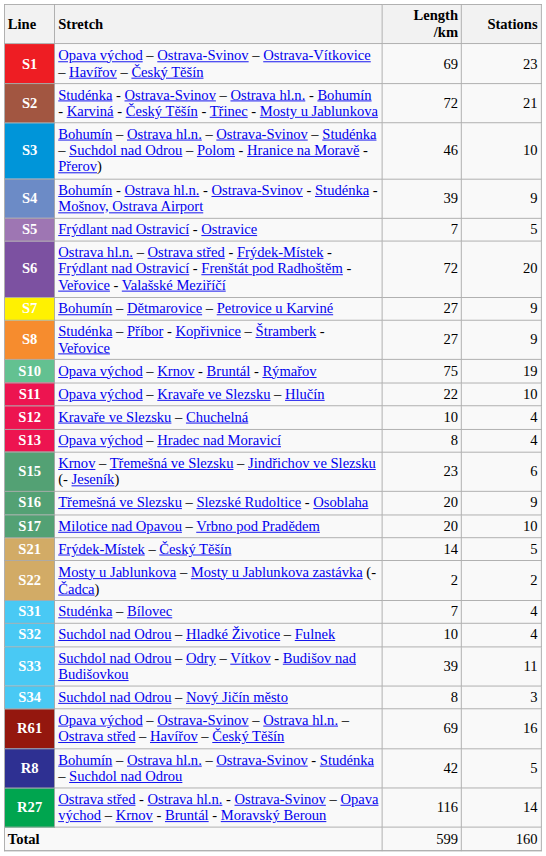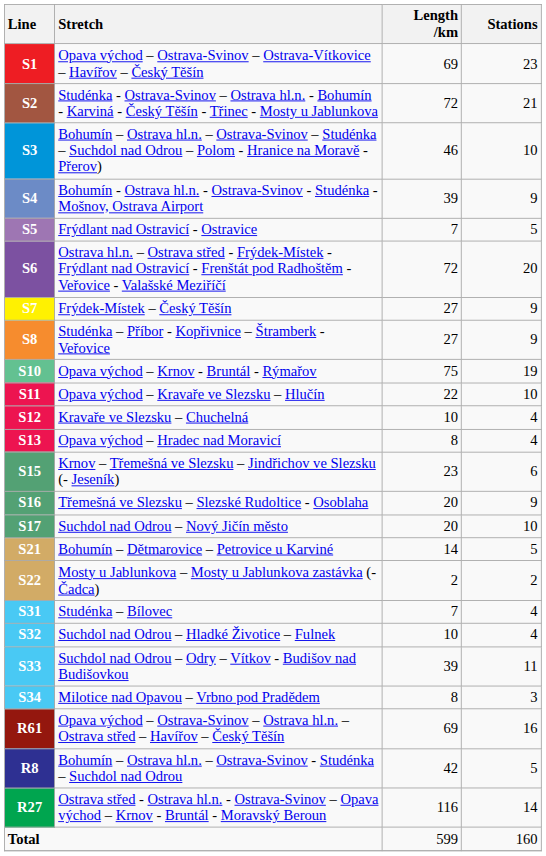(196, 308) Bohumín – Dětmarovice – Petrovice u Karviné -> (145, 308) Frýdek-Místek – Český Těšín
(189, 526) Milotice nad Opavou – Vrbno pod Pradědem -> (173, 526) Suchdol nad Odrou – Nový Jičín město
(145, 549) Frýdek-Místek – Český Těšín -> (196, 549) Bohumín – Dětmarovice – Petrovice u Karviné
(173, 697) Suchdol nad Odrou – Nový Jičín město -> (189, 697) Milotice nad Opavou – Vrbno pod Pradědem
